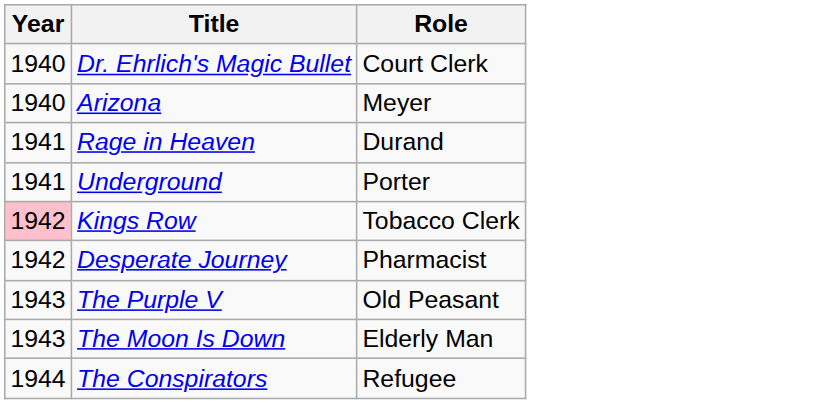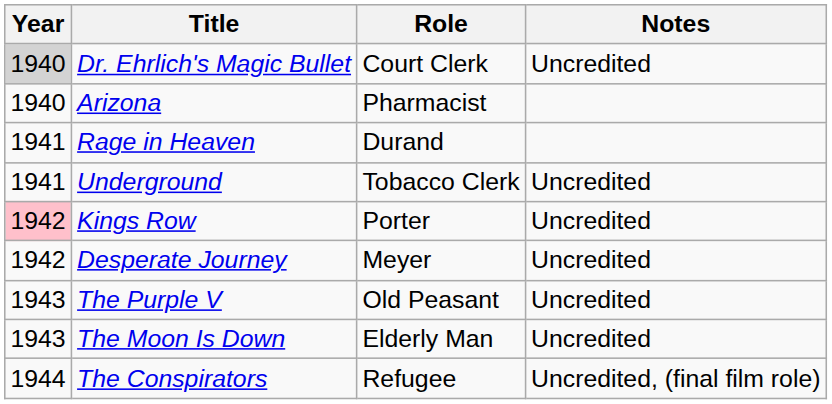+ column: (676, 24)
(38, 63) no background -> (38, 63) lightgrey background
(397, 102) Meyer -> (424, 102) Pharmacist
(396, 181) Porter -> (441, 181) Tobacco Clerk
(441, 220) Tobacco Clerk -> (396, 220) Porter
(424, 260) Pharmacist -> (397, 260) Meyer
